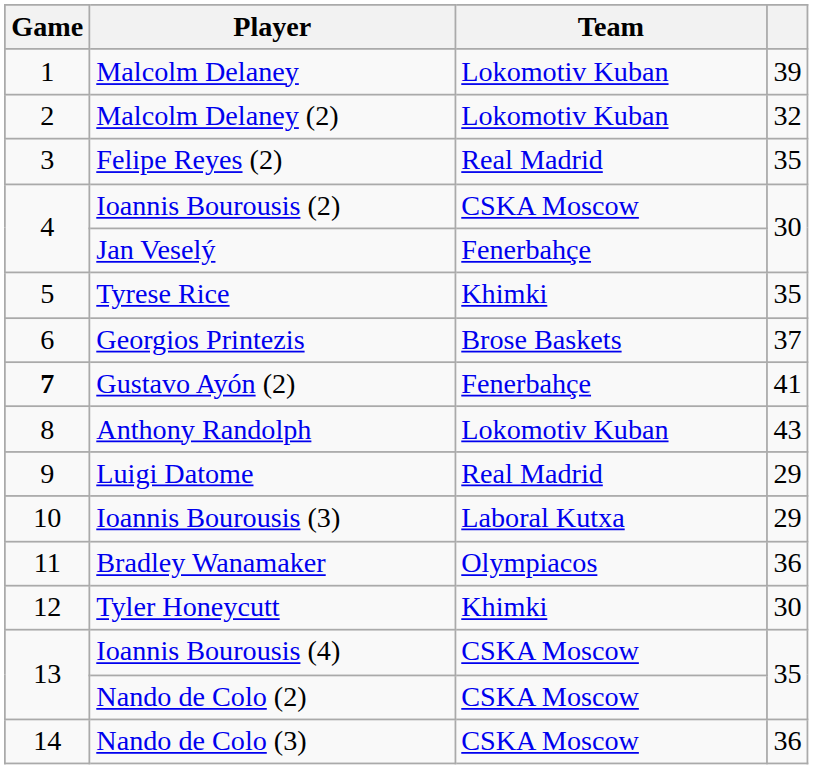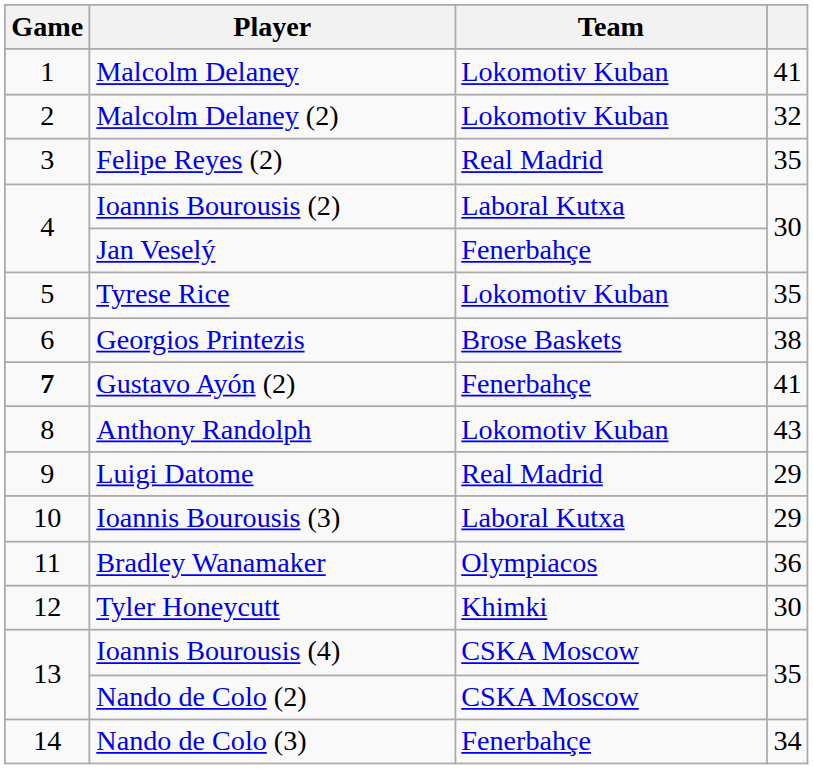(788, 71) 39 -> (788, 71) 41
(550, 205) CSKA Moscow -> (543, 205) Laboral Kutxa
(504, 294) Khimki -> (565, 294) Lokomotiv Kuban
(788, 339) 37 -> (788, 339) 38
(550, 741) CSKA Moscow -> (526, 741) Fenerbahçe
(788, 741) 36 -> (788, 741) 34
